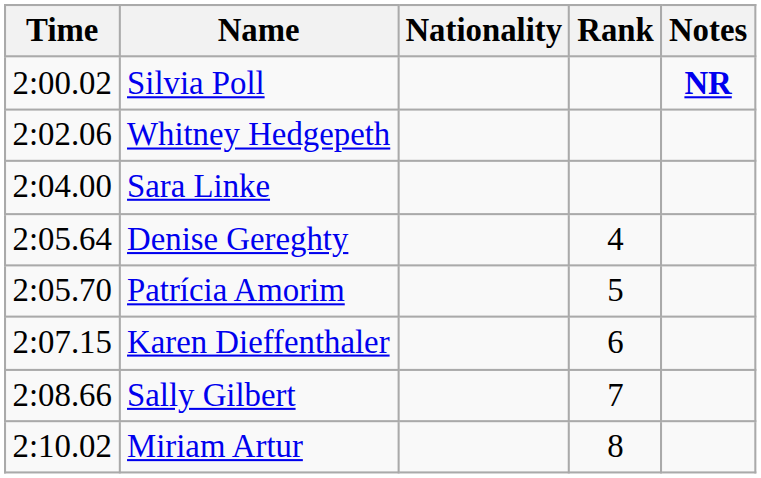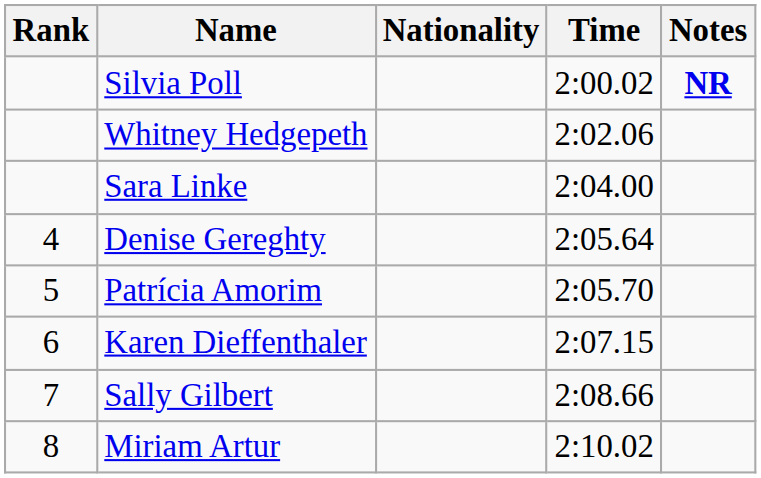columns swapped: (616, 30) <-> (62, 30)
